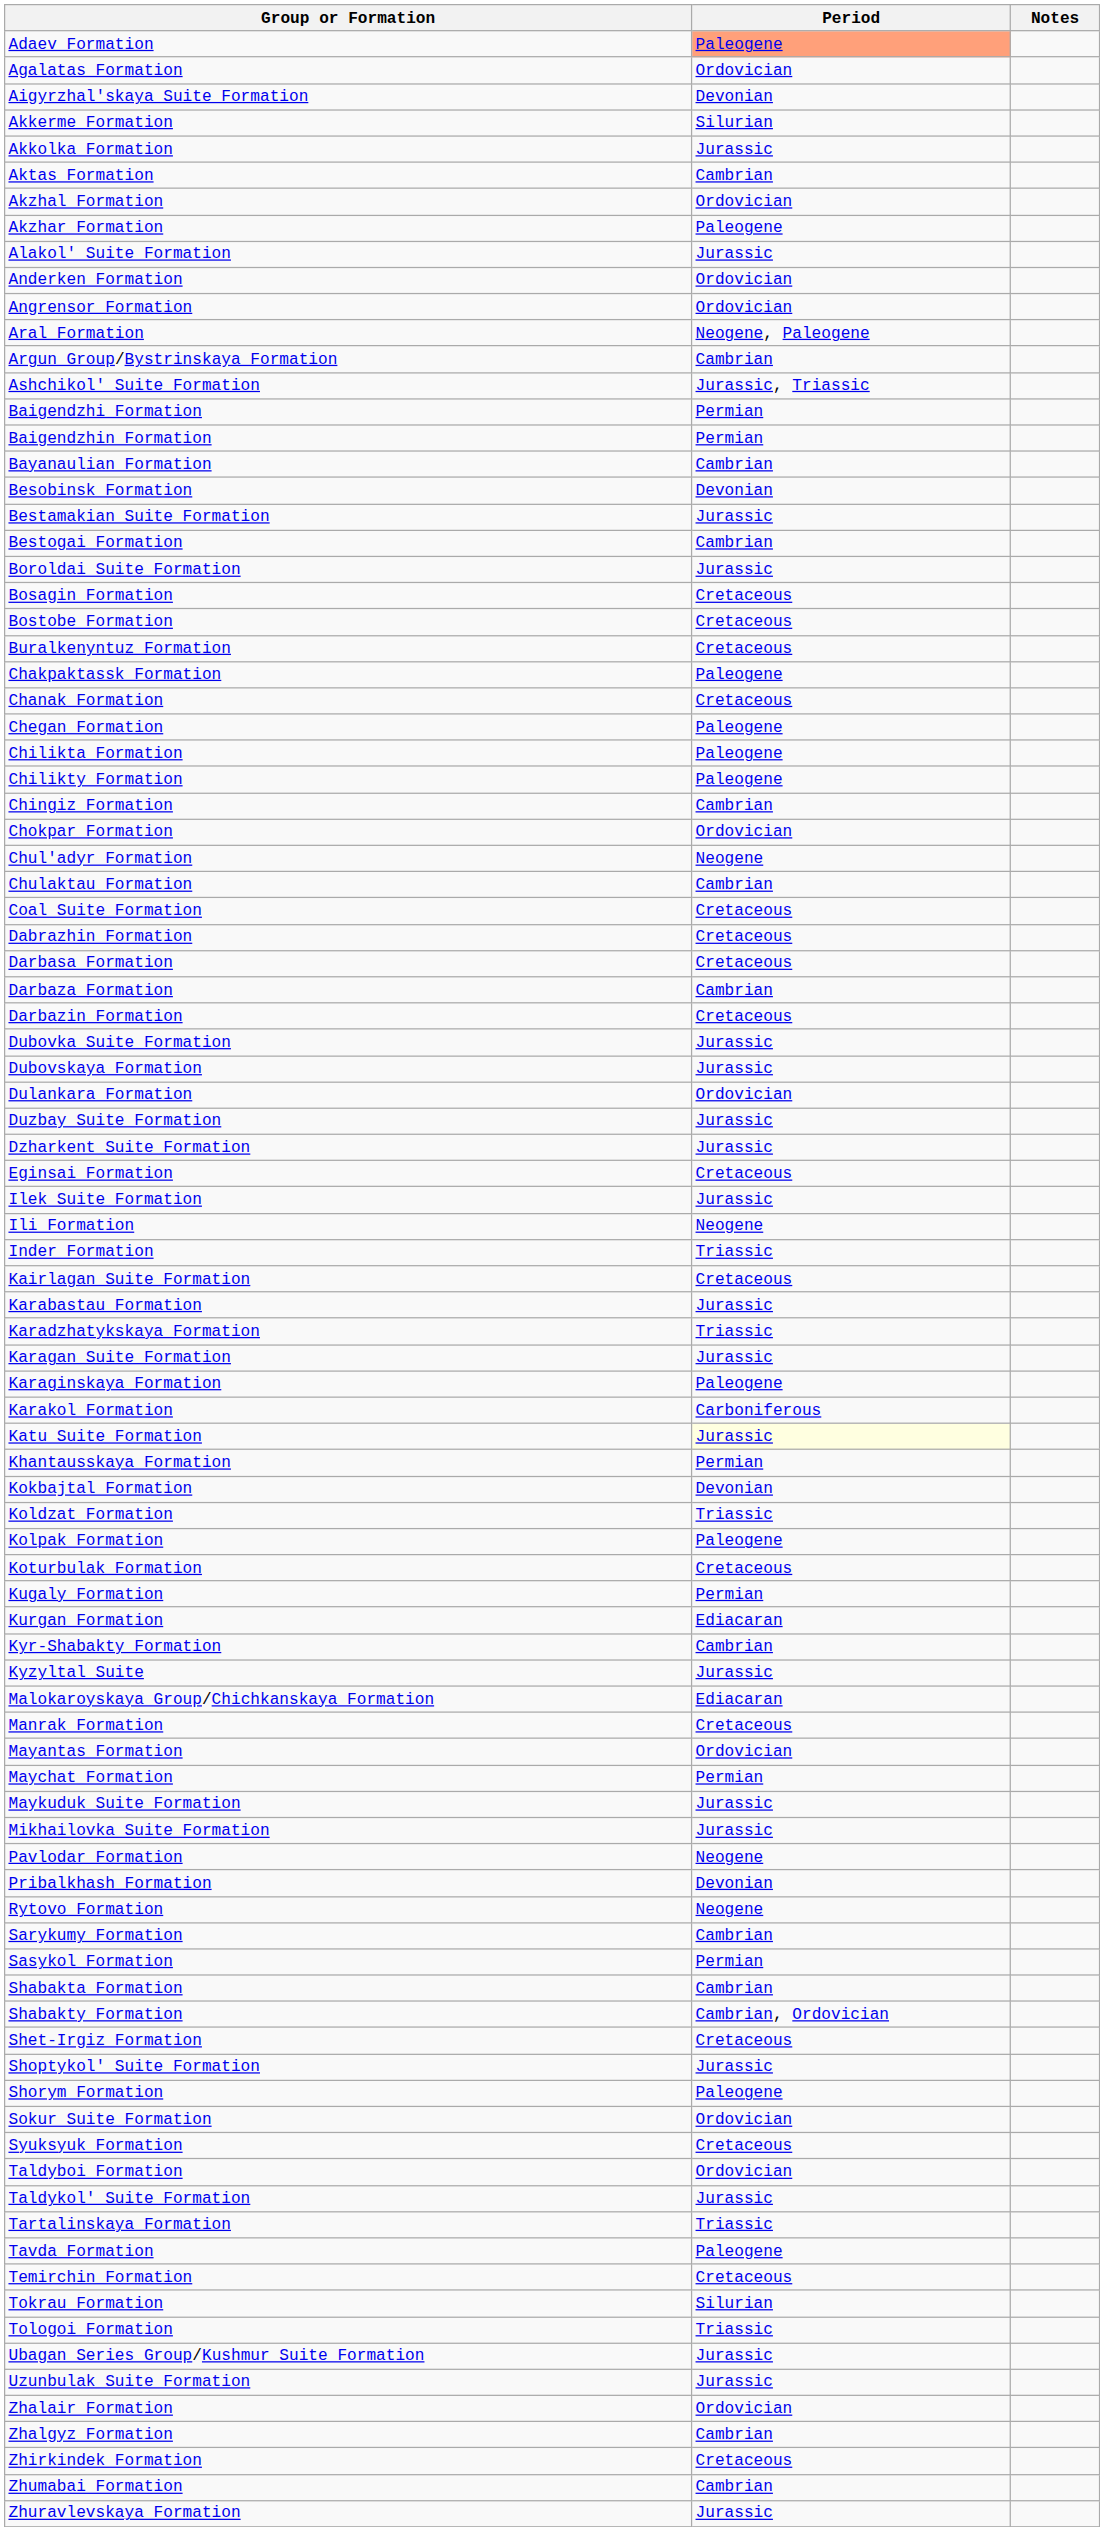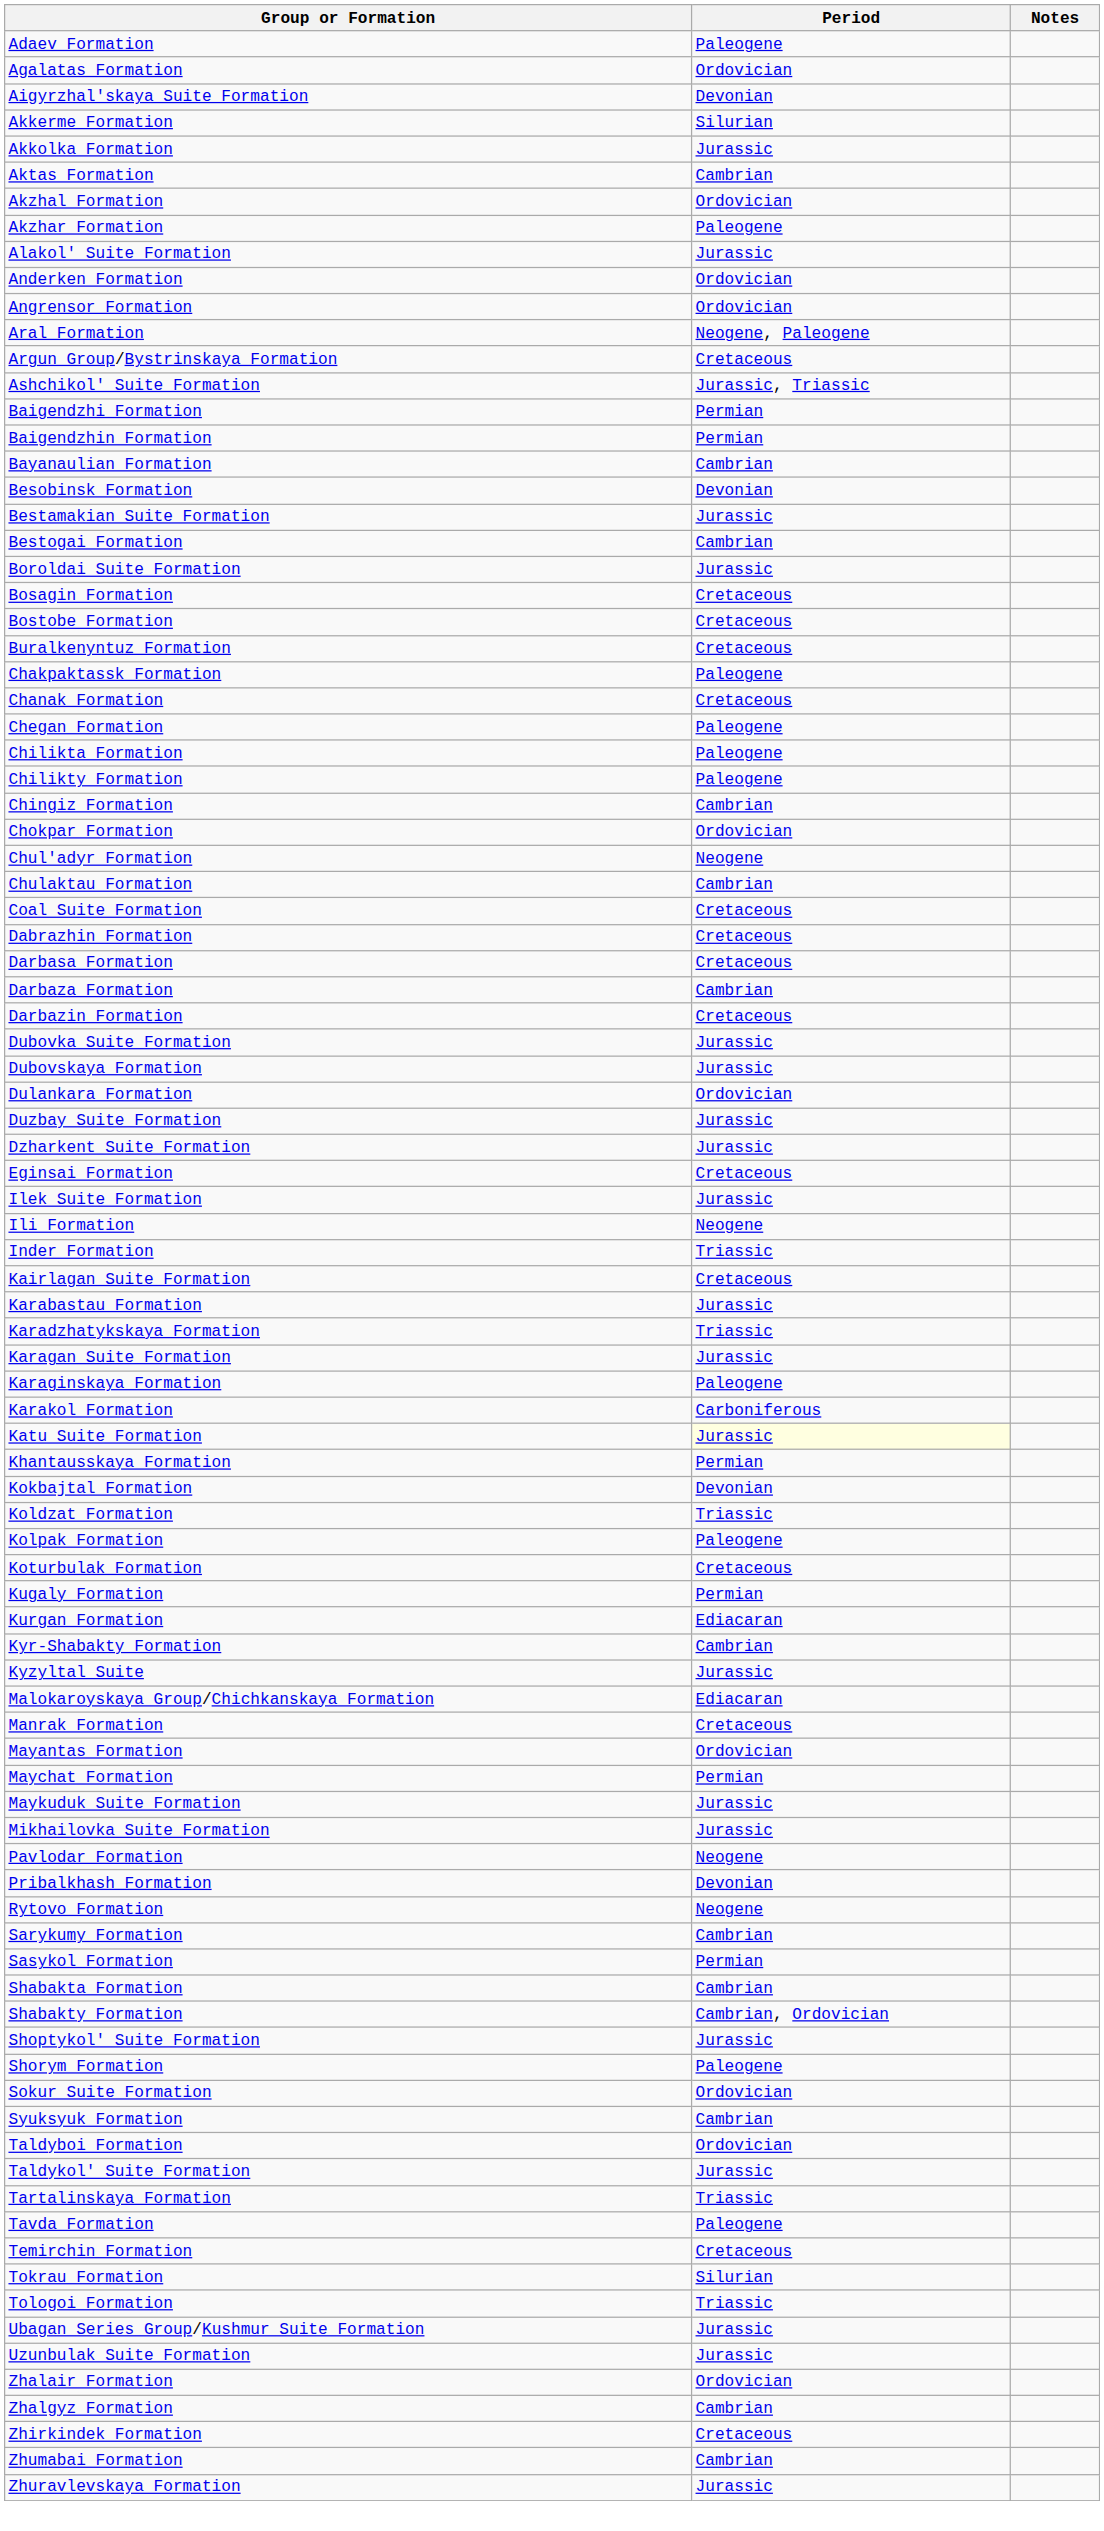(739, 44) lightsalmon background -> (739, 44) no background
(734, 359) Cambrian -> (744, 359) Cretaceous
- row: (105, 2041)
(744, 2146) Cretaceous -> (734, 2120) Cambrian
